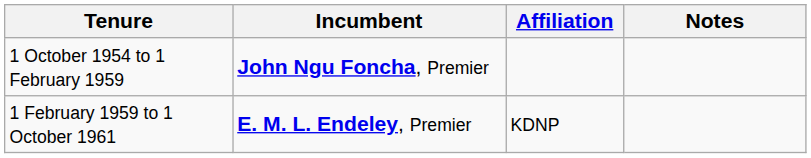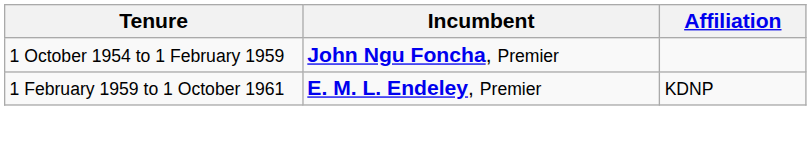- column: (715, 21)
